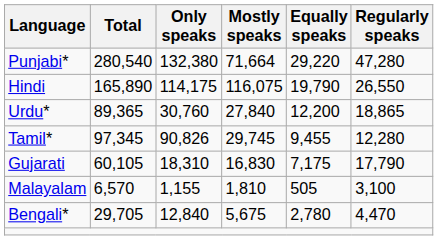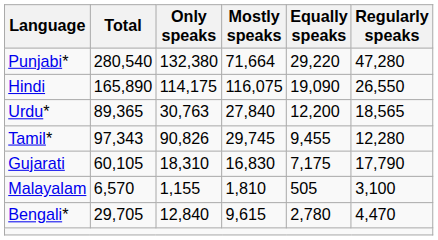(315, 86) 19,790 -> (315, 86) 19,090
(184, 112) 30,760 -> (184, 112) 30,763
(380, 112) 18,865 -> (380, 112) 18,565
(119, 138) 97,345 -> (119, 138) 97,343
(246, 215) 5,675 -> (246, 215) 9,615
